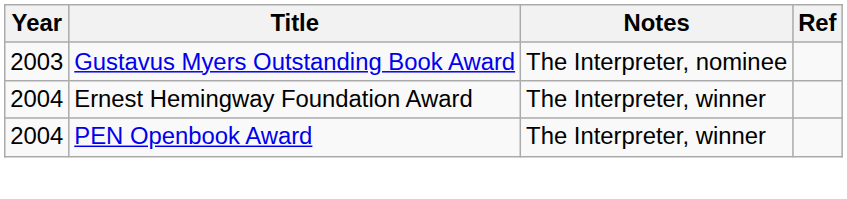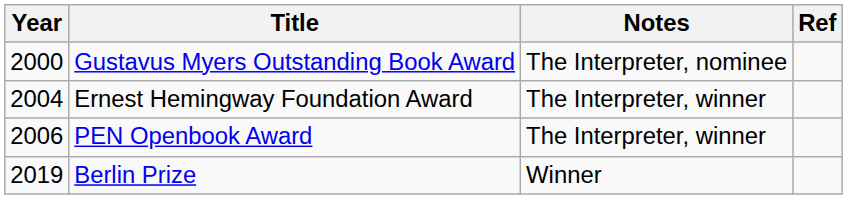(37, 61) 2003 -> (37, 61) 2000
(37, 136) 2004 -> (37, 136) 2006
+ row: (135, 174)
